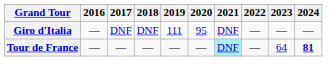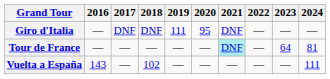(308, 47) bold -> (312, 47) normal
+ row: (44, 64)
